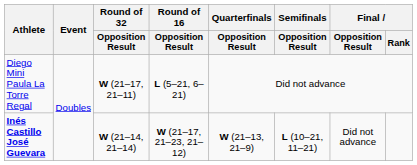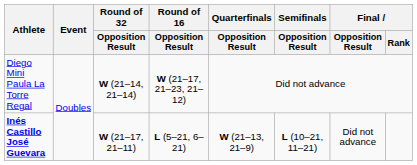(121, 90) W (21–17, 21–11) -> (121, 90) W (21–14, 21–14)
(179, 90) L (5–21, 6–21) -> (179, 90) W (21–17, 21–23, 21–12)
(121, 142) W (21–14, 21–14) -> (121, 142) W (21–17, 21–11)
(179, 142) W (21–17, 21–23, 21–12) -> (179, 142) L (5–21, 6–21)
